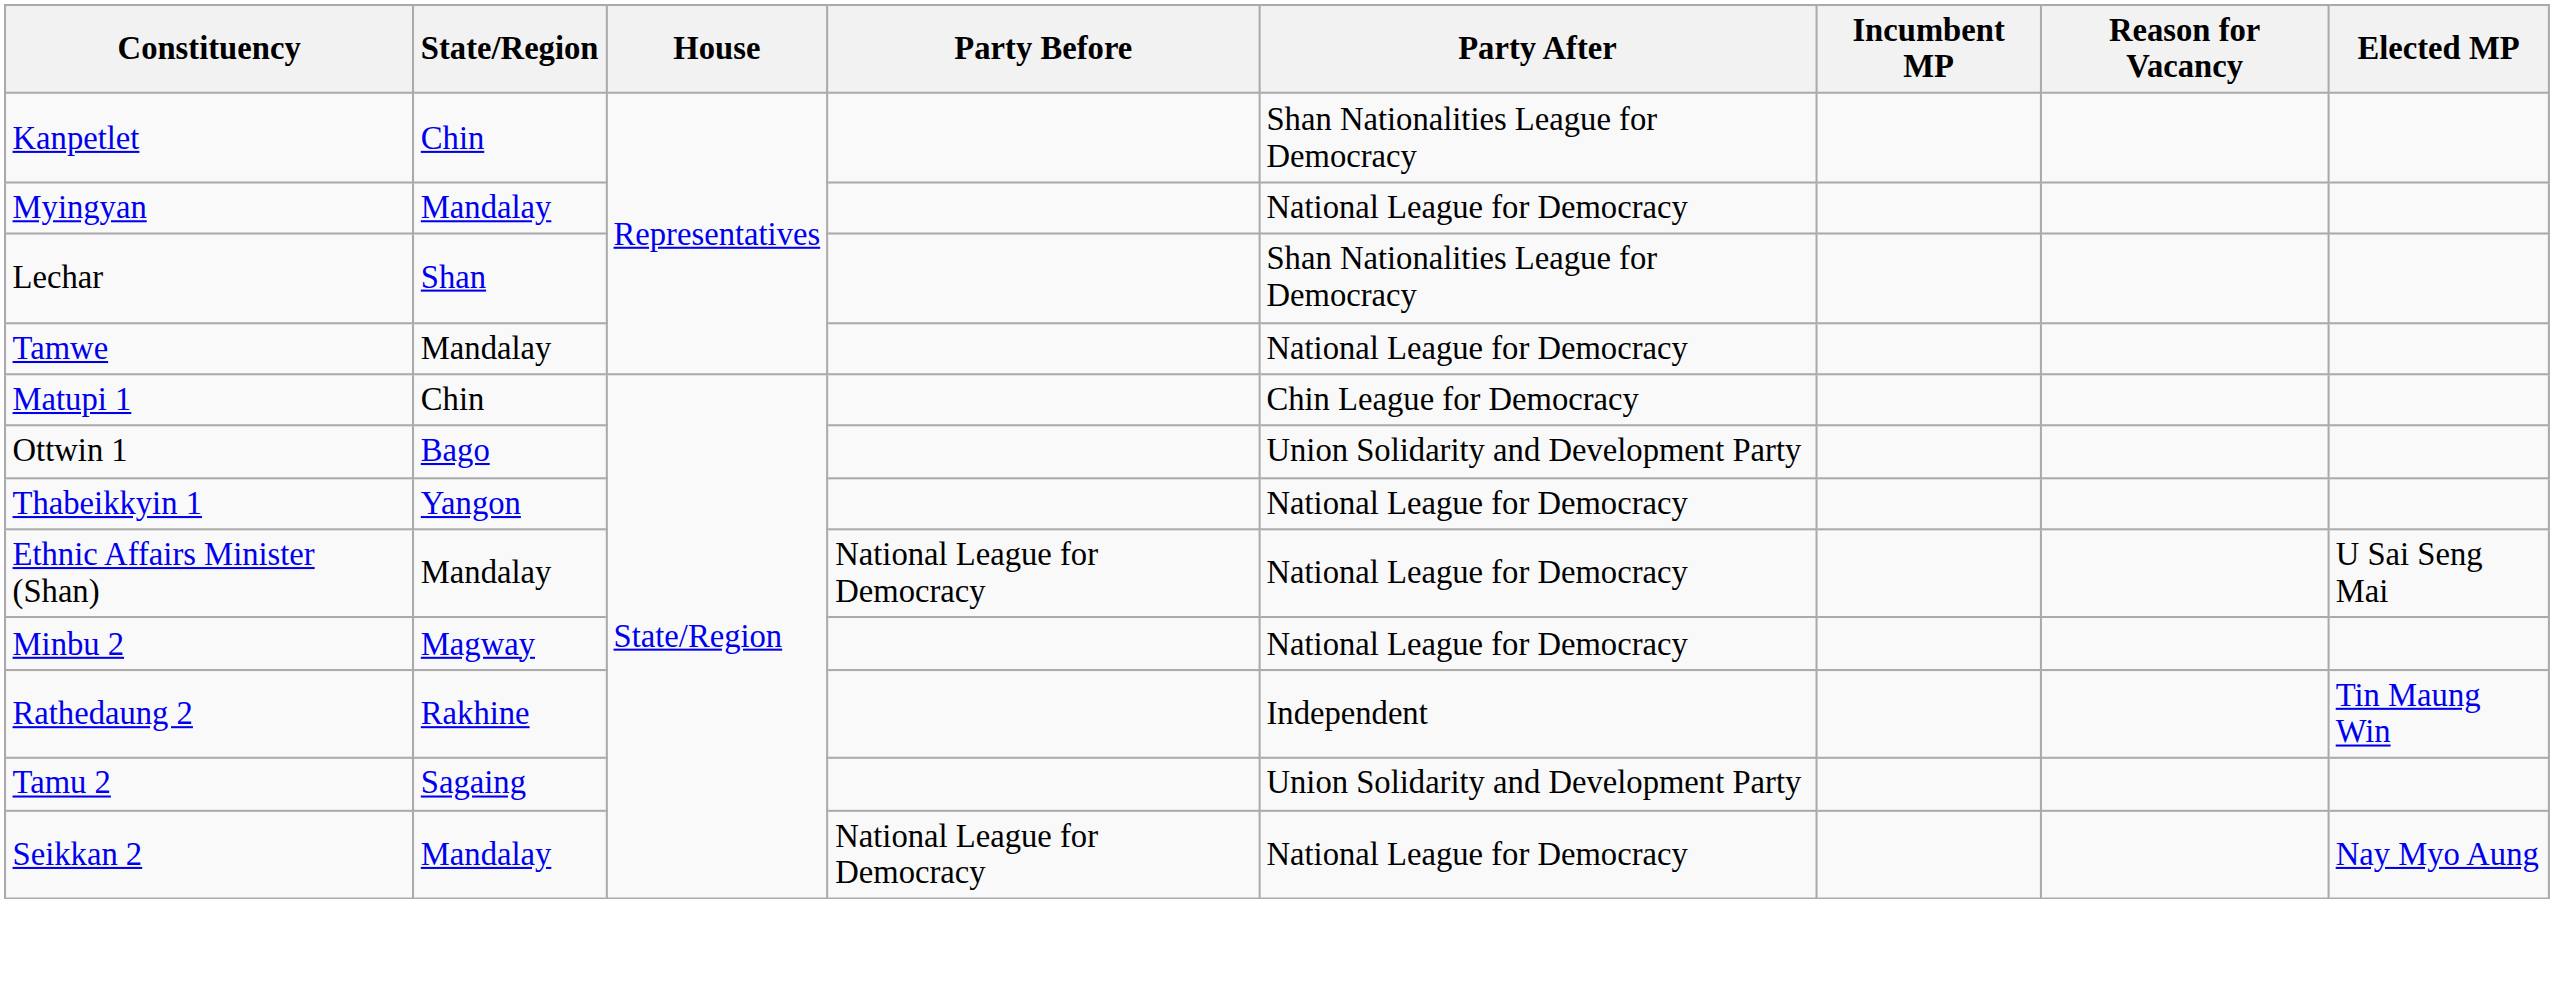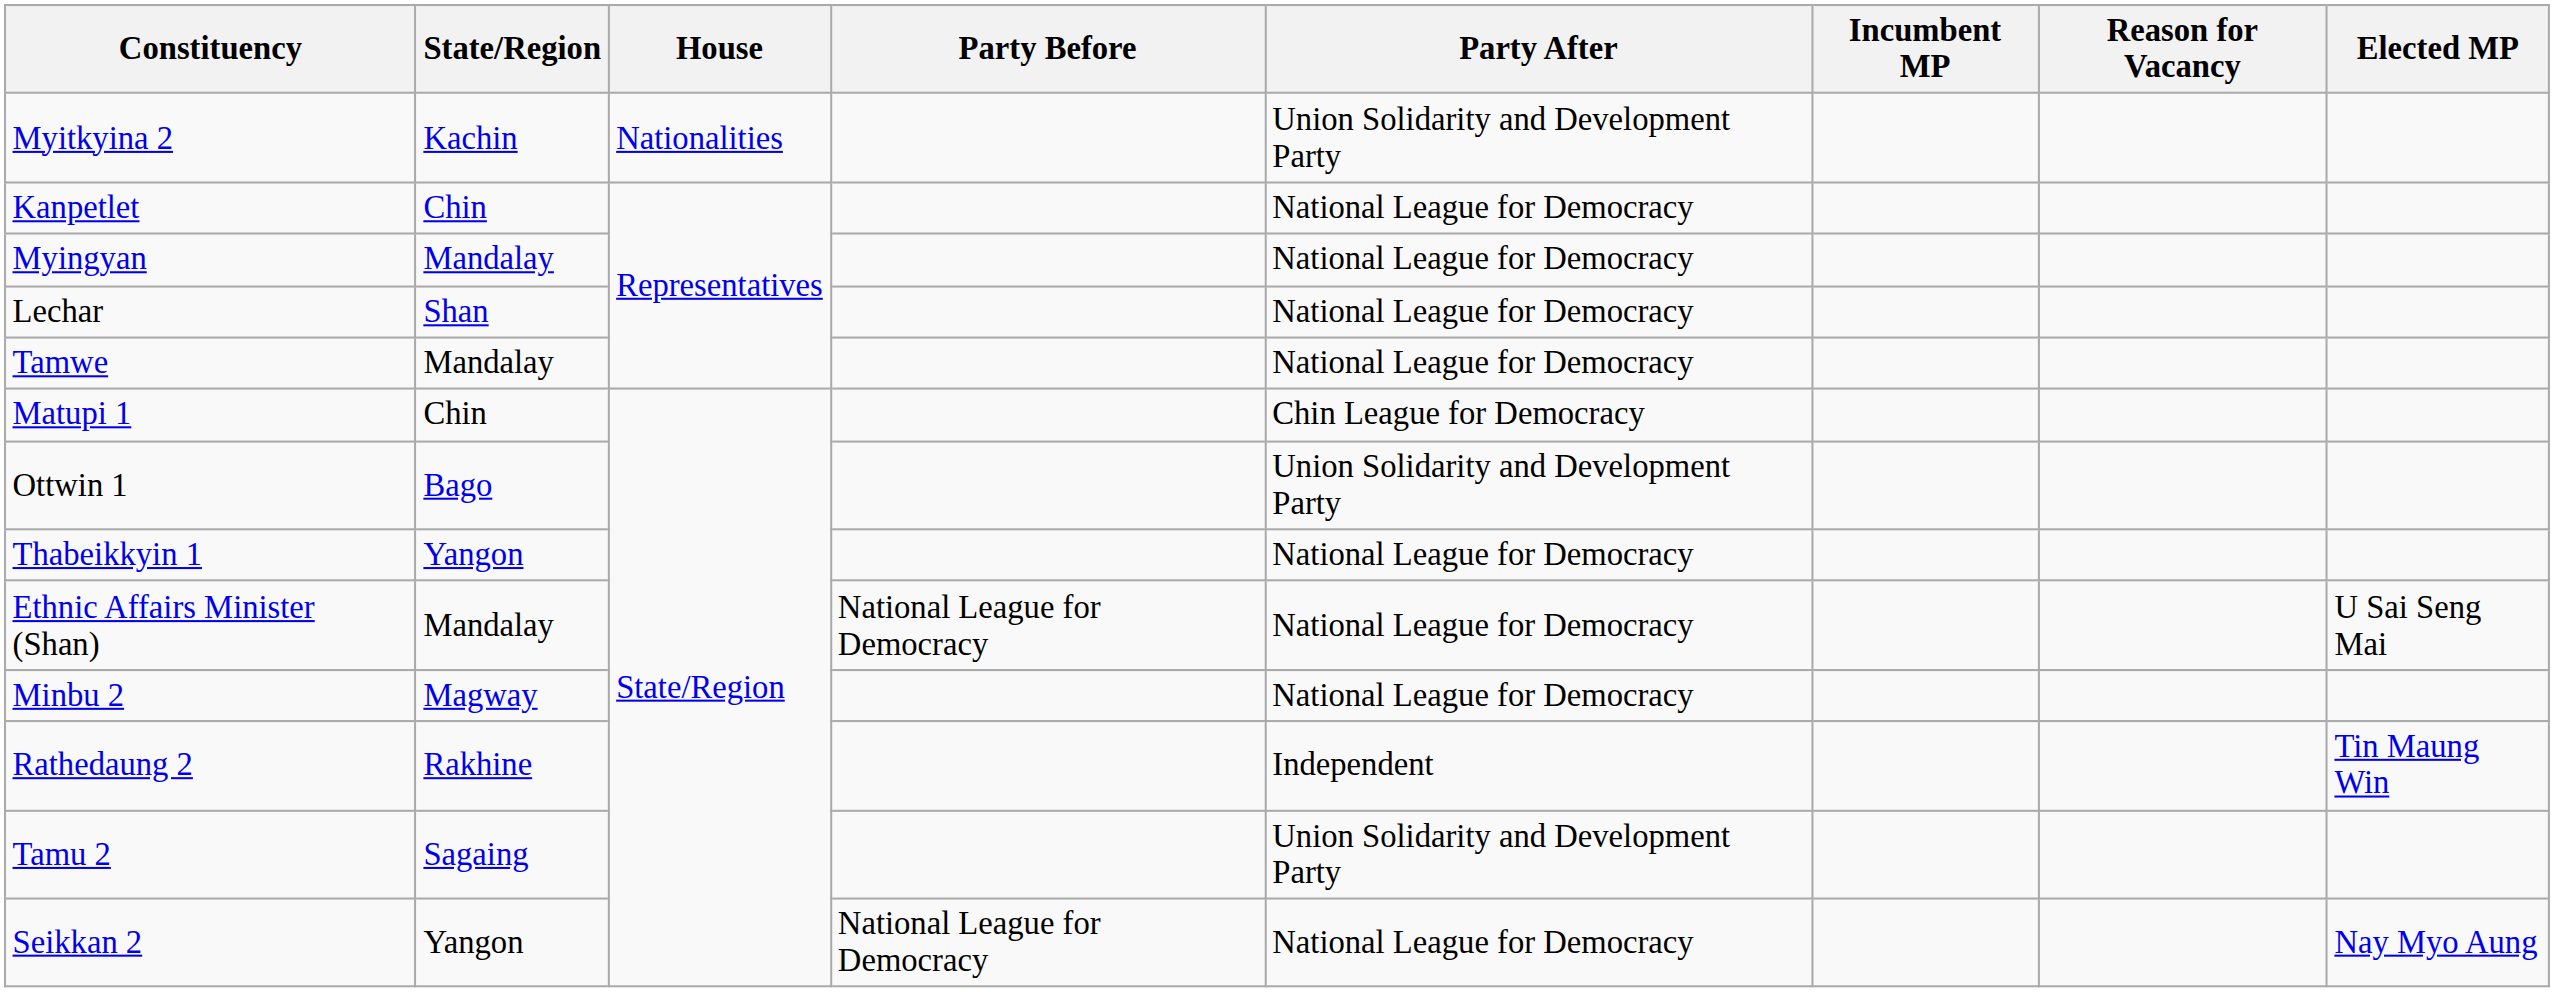+ row: (93, 137)
(1462, 137) Shan Nationalities League for Democracy -> (1483, 207) National League for Democracy
(1462, 277) Shan Nationalities League for Democracy -> (1483, 310) National League for Democracy
(486, 853) Mandalay -> (473, 942) Yangon
